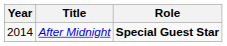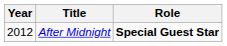(20, 32) 2014 -> (20, 32) 2012
